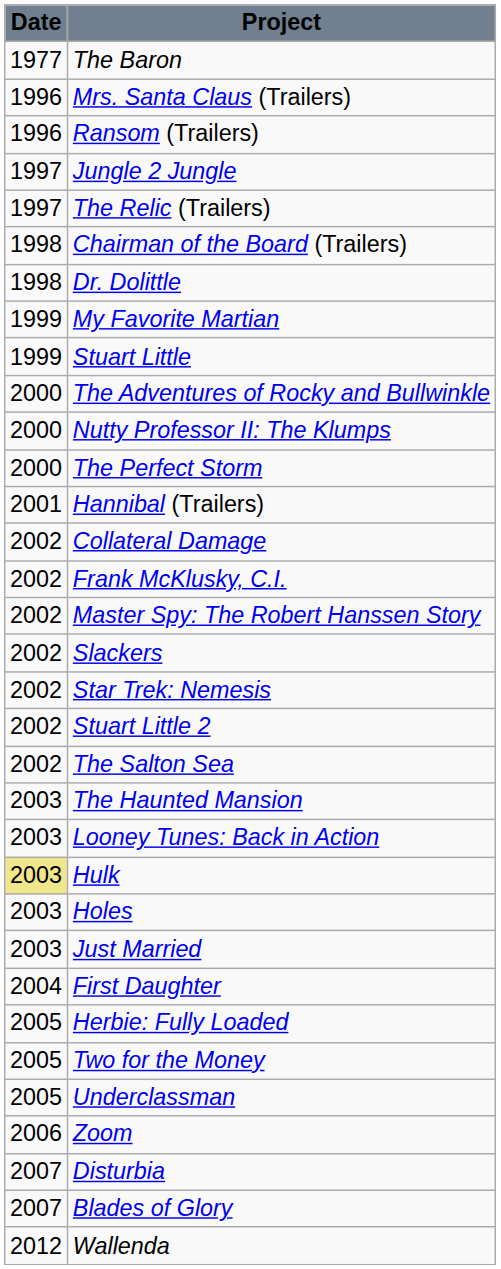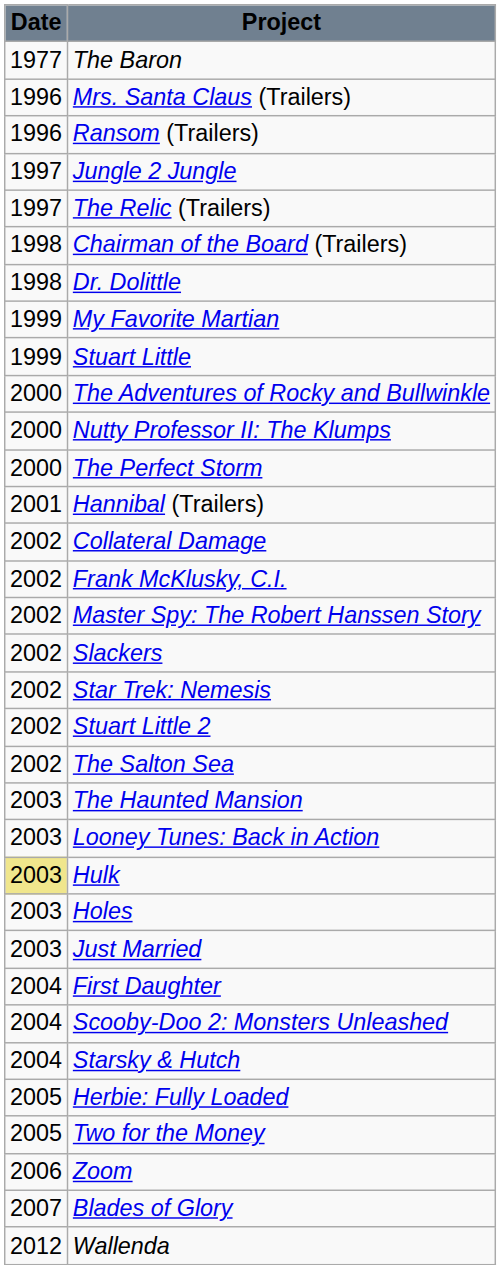+ row: (260, 1023)
+ row: (157, 1060)
- row: (154, 1097)
- row: (119, 1171)
